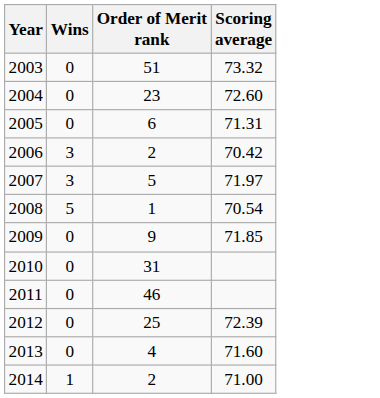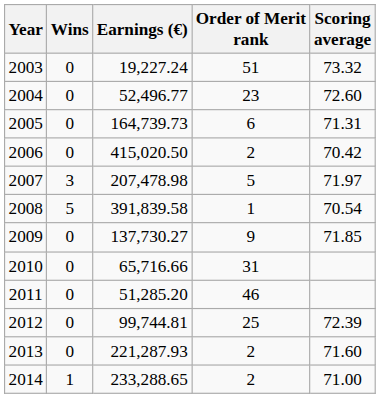+ column: (142, 29)
(70, 152) 3 -> (70, 152) 0
(152, 350) 4 -> (251, 350) 2
